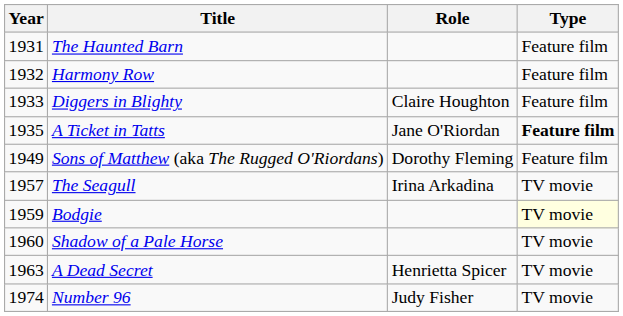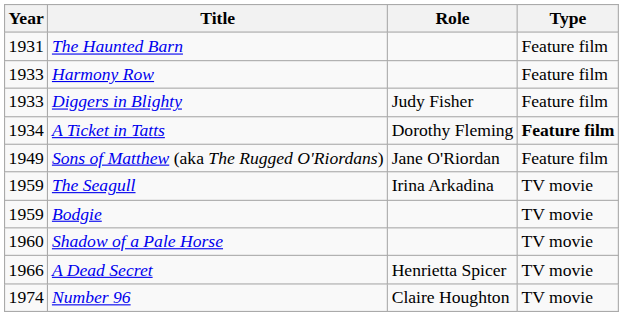(26, 74) 1932 -> (26, 74) 1933
(451, 102) Claire Houghton -> (432, 102) Judy Fisher
(26, 130) 1935 -> (26, 130) 1934
(446, 130) Jane O'Riordan -> (453, 130) Dorothy Fleming
(453, 158) Dorothy Fleming -> (446, 158) Jane O'Riordan
(26, 185) 1957 -> (26, 185) 1959
(557, 213) lightyellow background -> (557, 213) no background
(26, 269) 1963 -> (26, 269) 1966
(432, 297) Judy Fisher -> (451, 297) Claire Houghton
